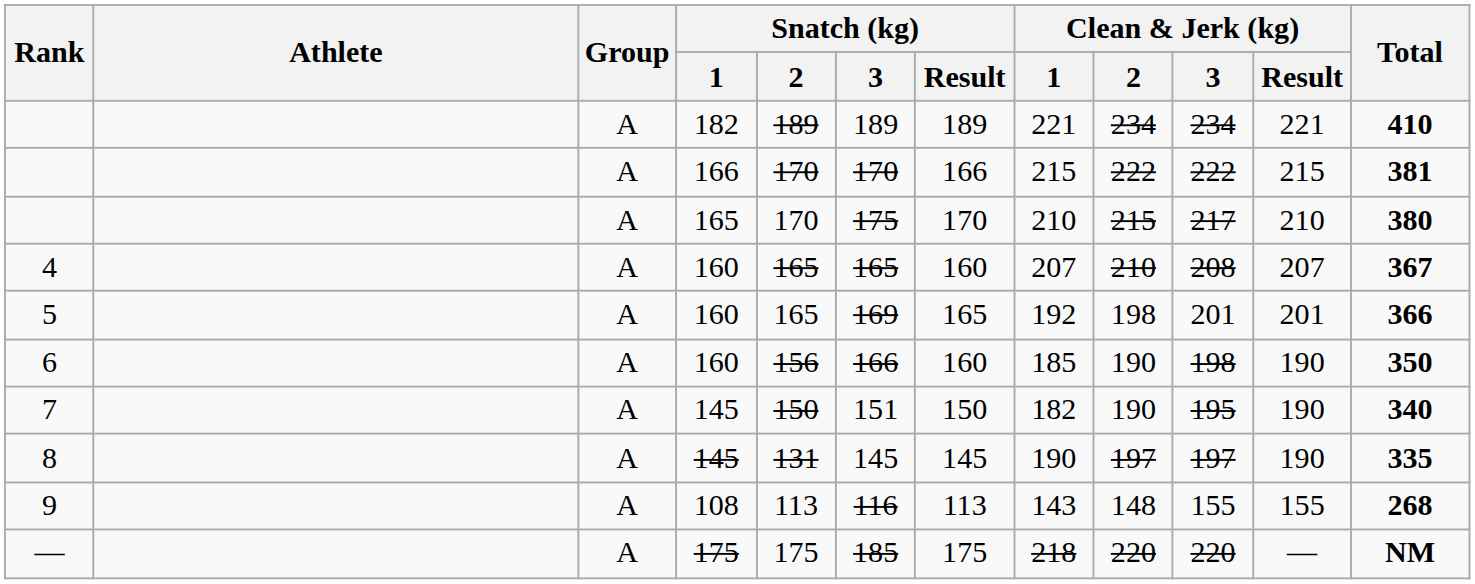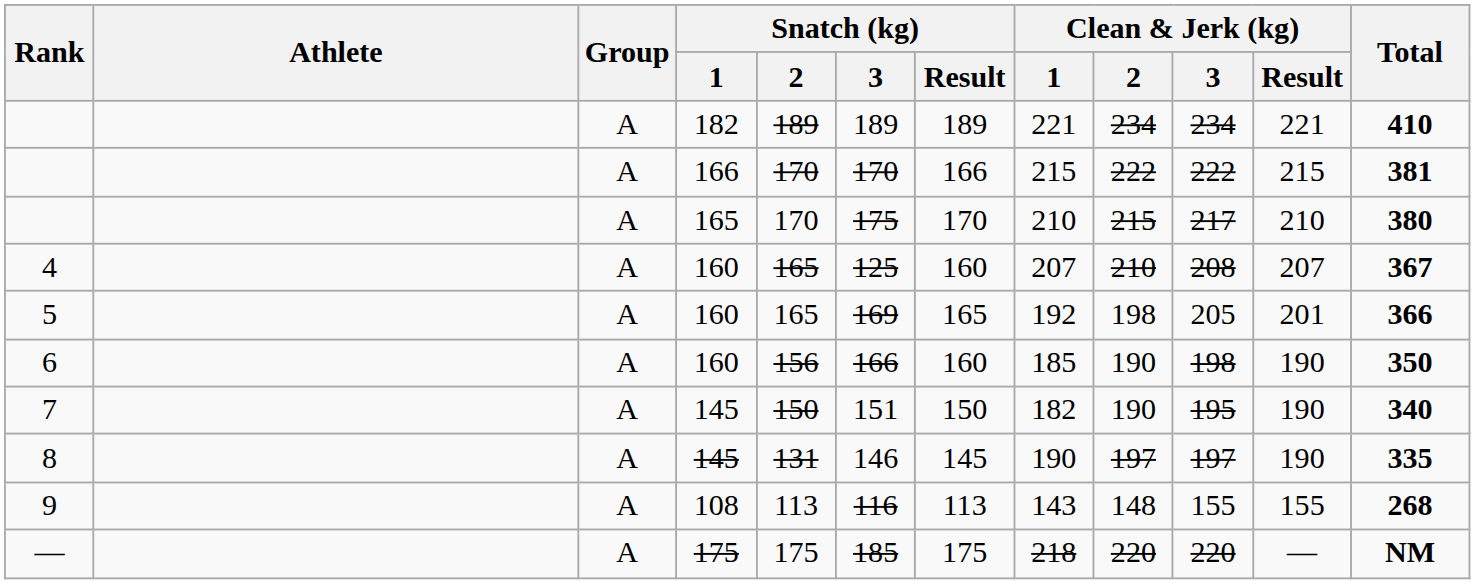(876, 266) 165 -> (876, 266) 125
(1213, 314) 201 -> (1213, 314) 205
(876, 457) 145 -> (876, 457) 146
